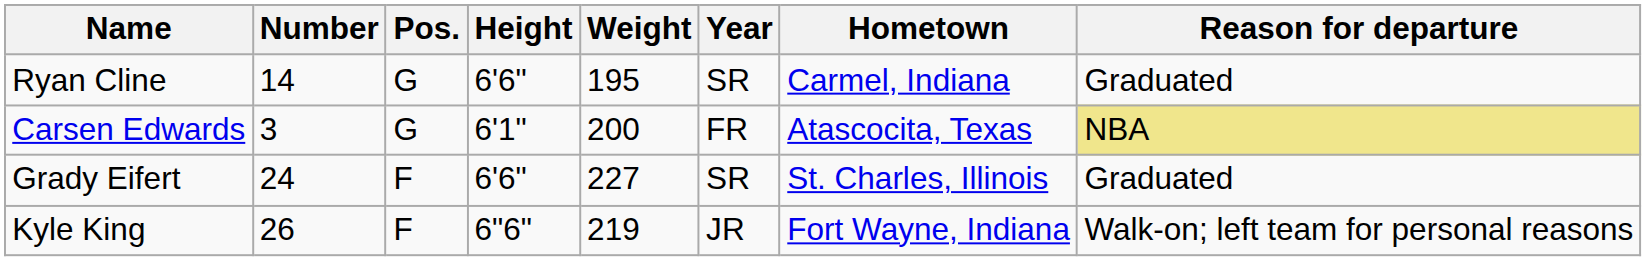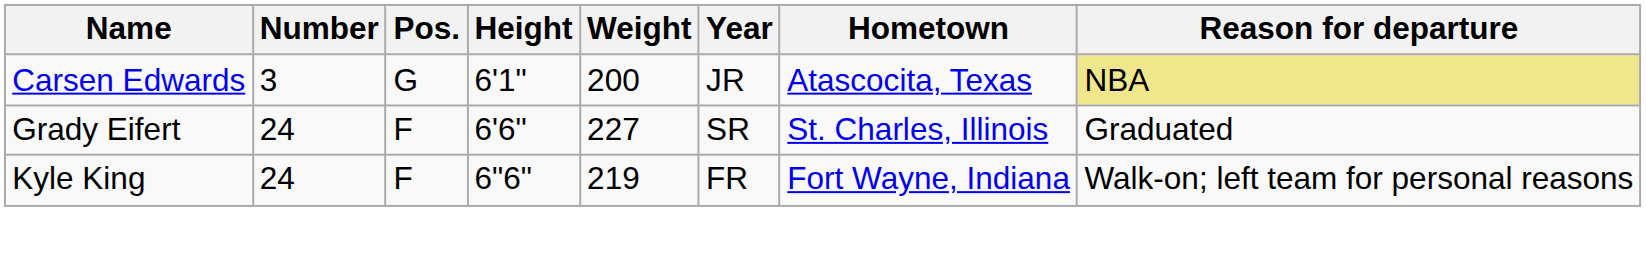- row: (89, 79)
(727, 129) FR -> (725, 79) JR
(277, 229) 26 -> (277, 179) 24
(725, 229) JR -> (727, 179) FR
